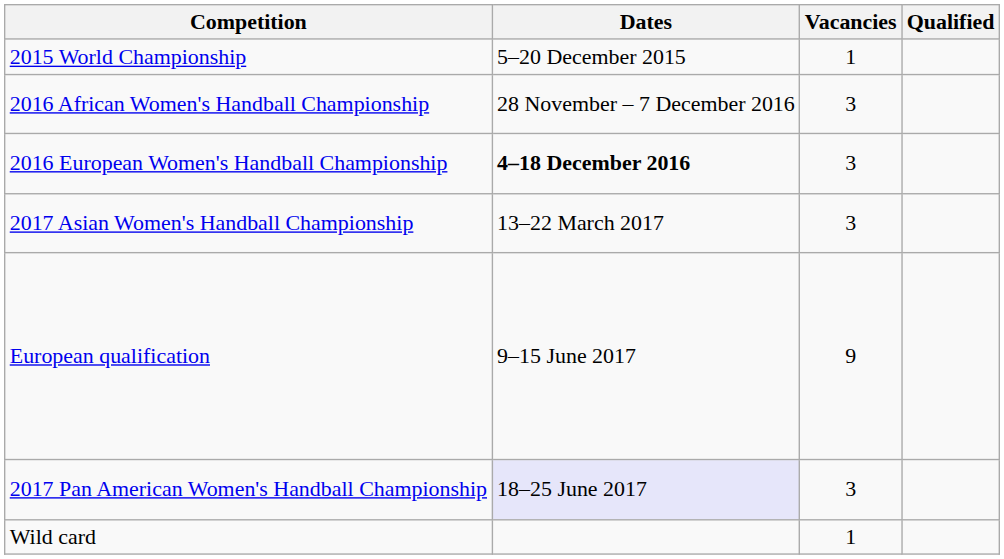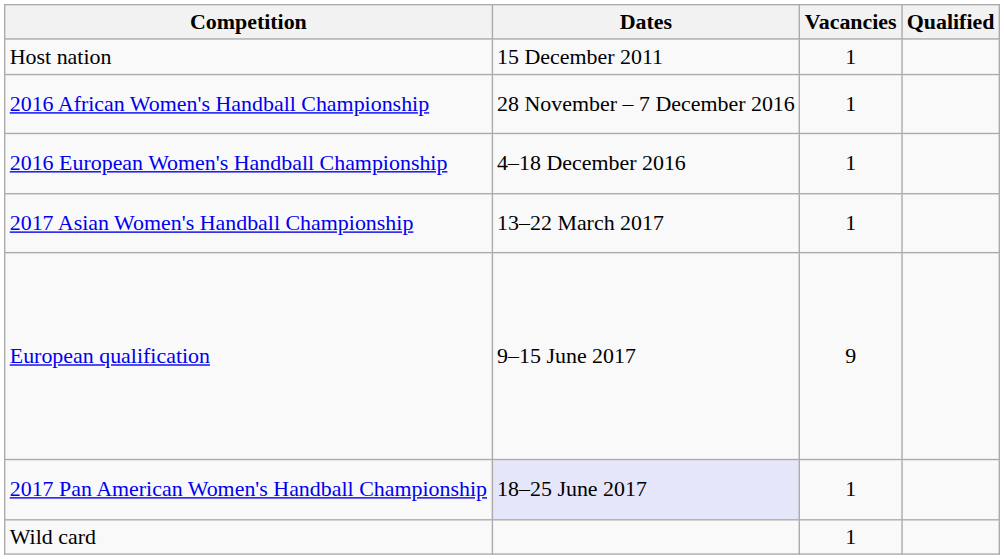+ row: (61, 56)
- row: (128, 56)
(851, 103) 3 -> (851, 103) 1
(594, 163) bold -> (591, 163) normal
(851, 163) 3 -> (851, 163) 1
(851, 222) 3 -> (851, 222) 1
(851, 489) 3 -> (851, 489) 1
